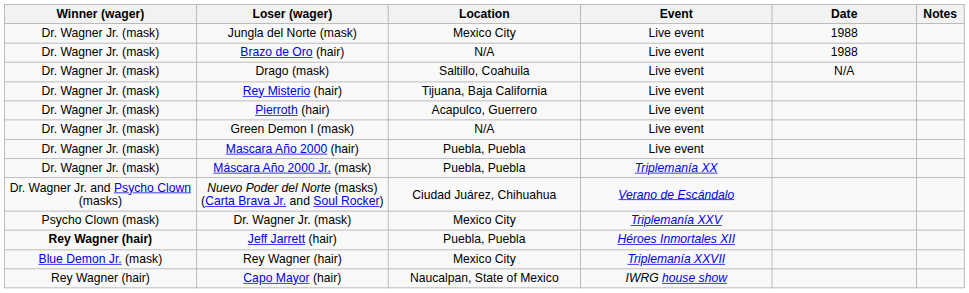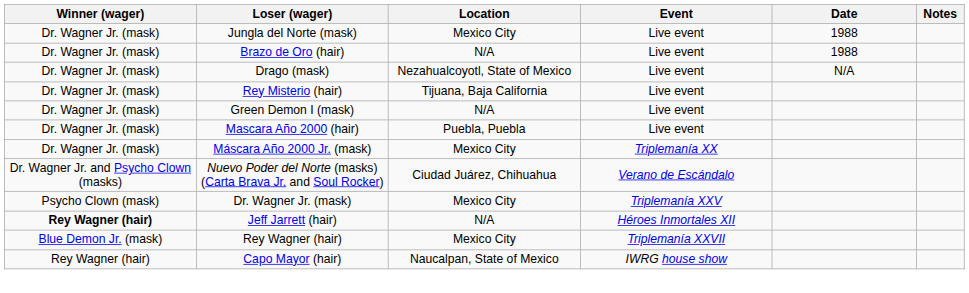(484, 71) Saltillo, Coahuila -> (484, 71) Nezahualcoyotl, State of Mexico
- row: (292, 110)
(484, 168) Puebla, Puebla -> (484, 149) Mexico City
(484, 239) Puebla, Puebla -> (484, 220) N/A
